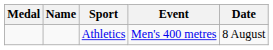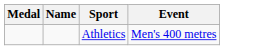- column: (244, 14)
